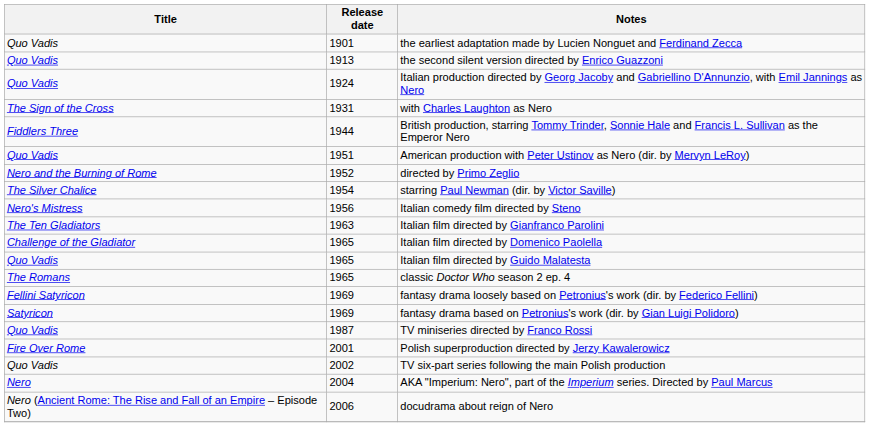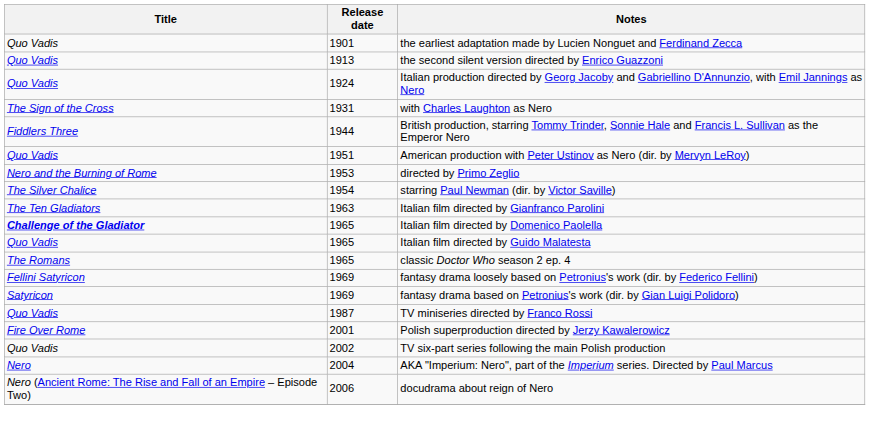(342, 173) 1952 -> (342, 173) 1953
- row: (490, 208)
(71, 243) normal -> (76, 225) bold
